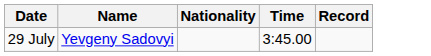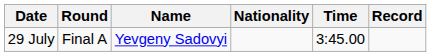+ column: (85, 16)
